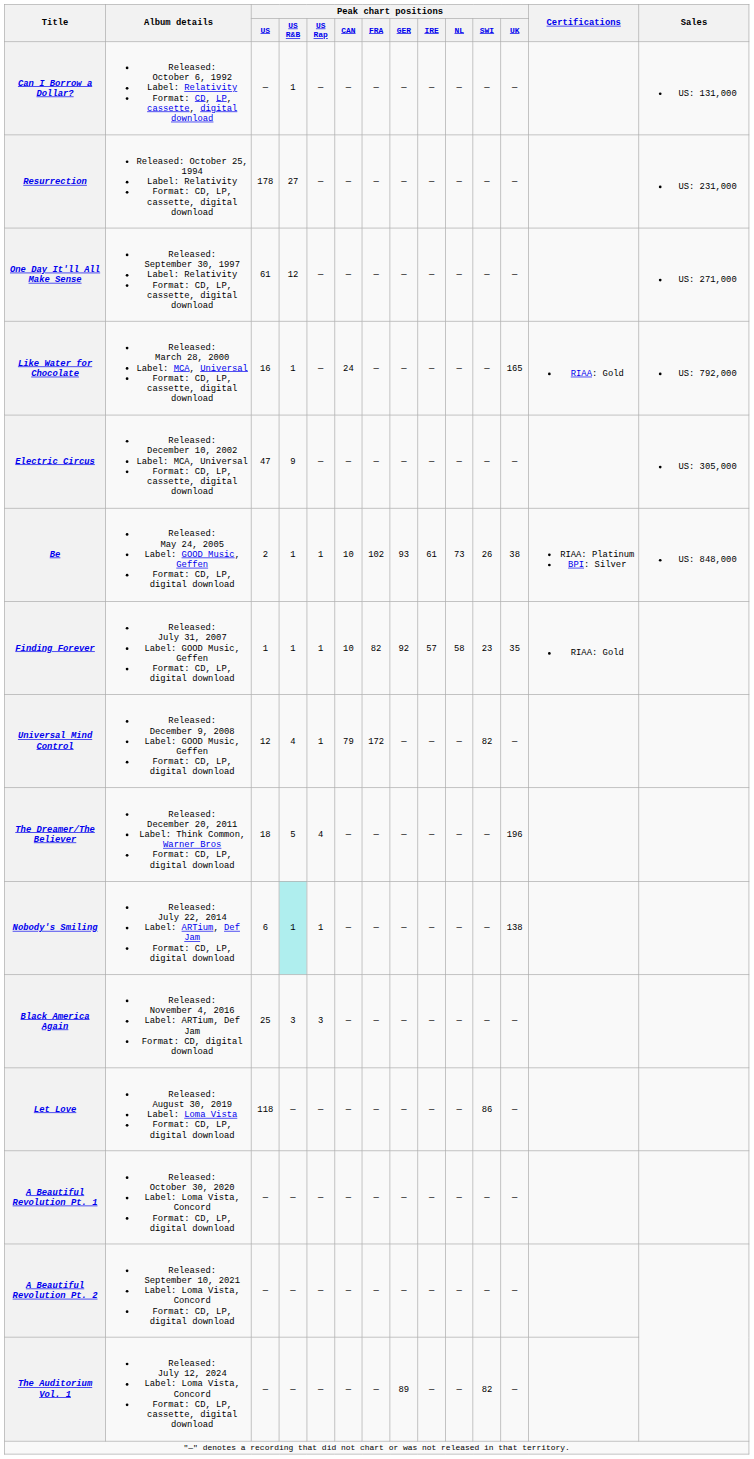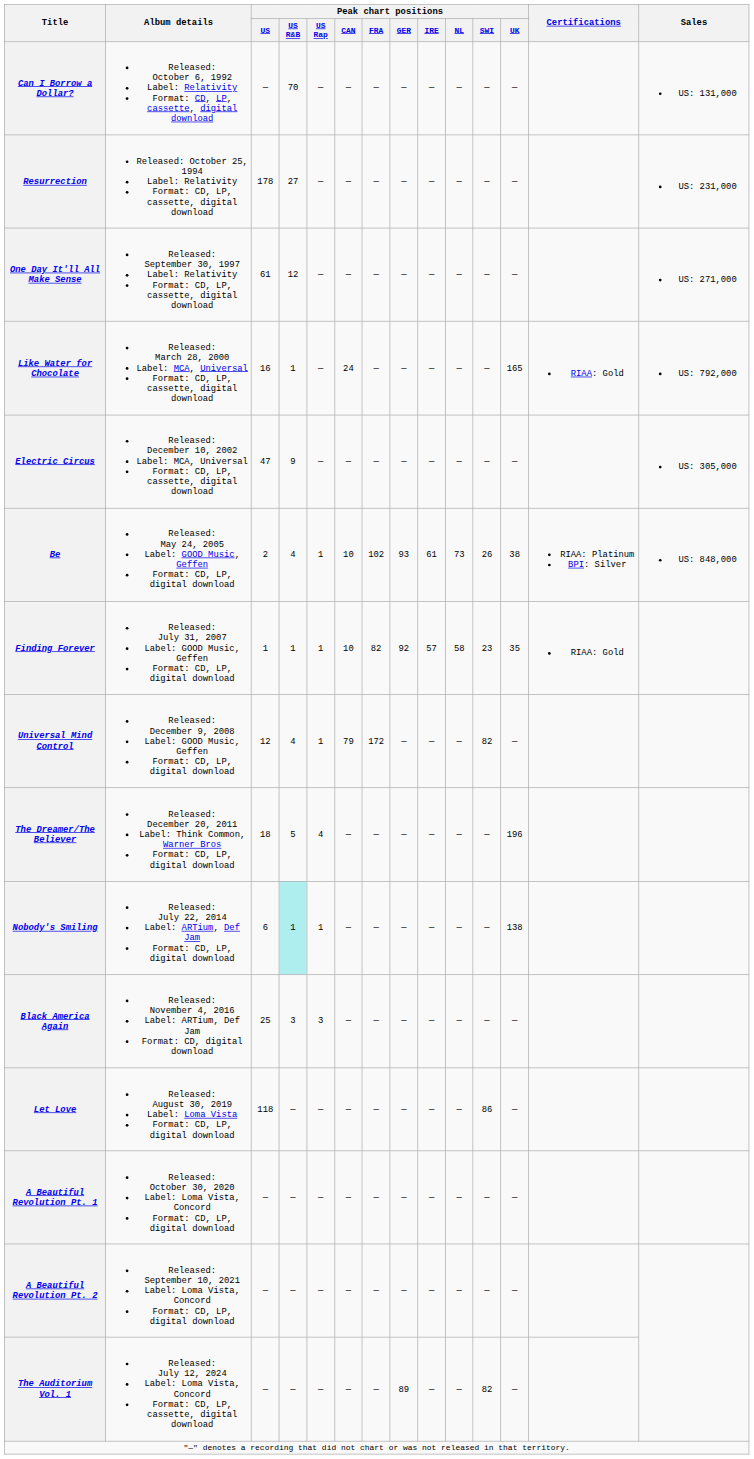(293, 88) 1 -> (293, 88) 70
(293, 555) 1 -> (293, 555) 4
